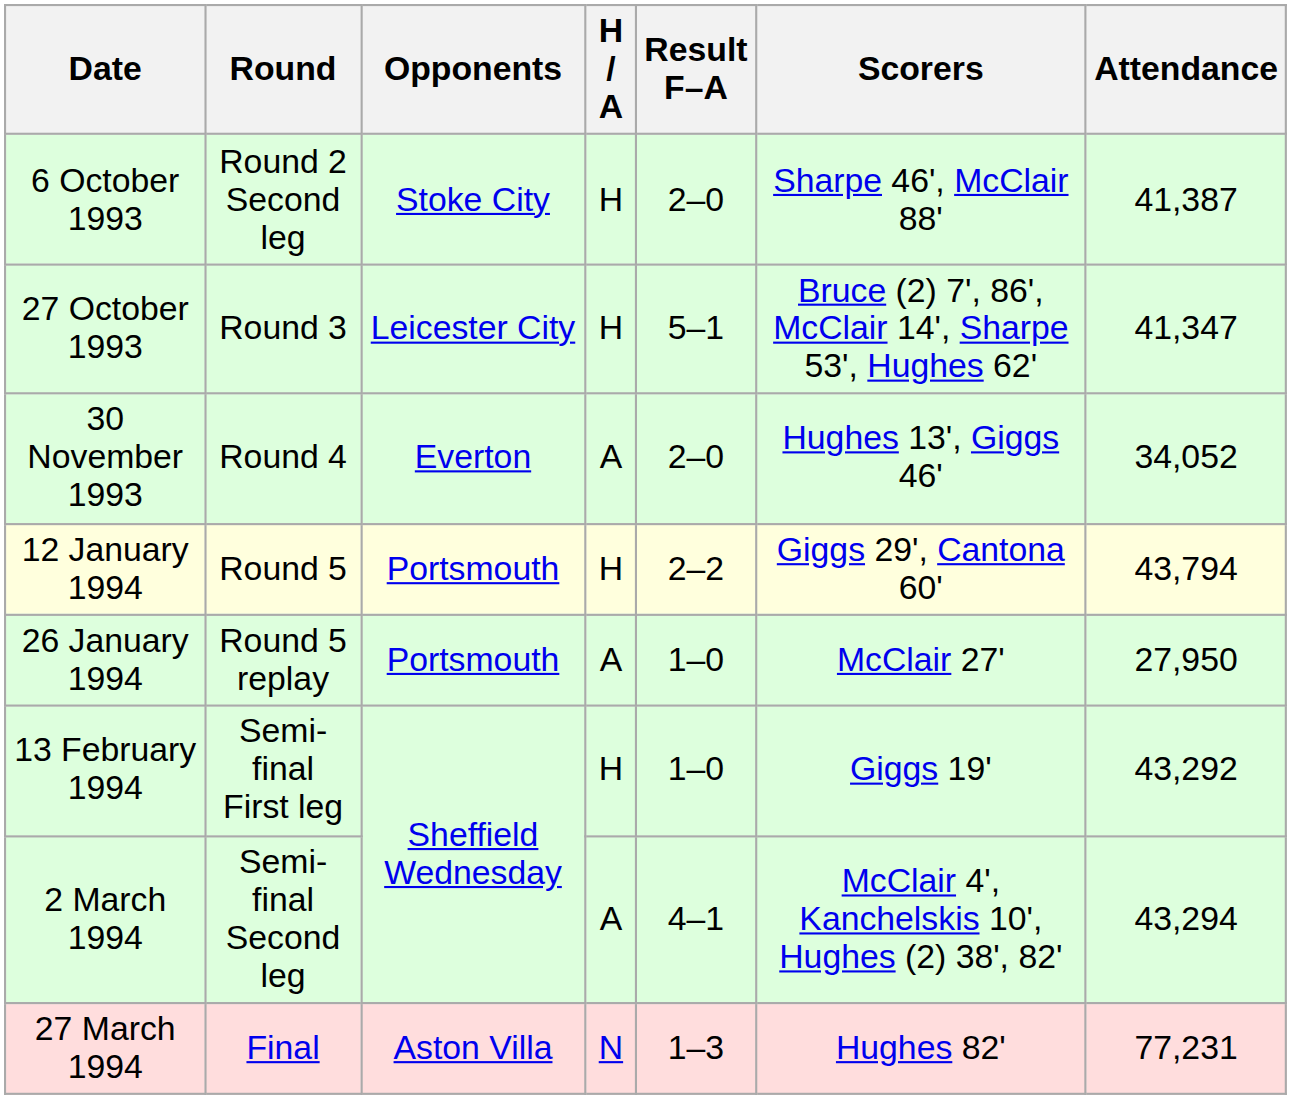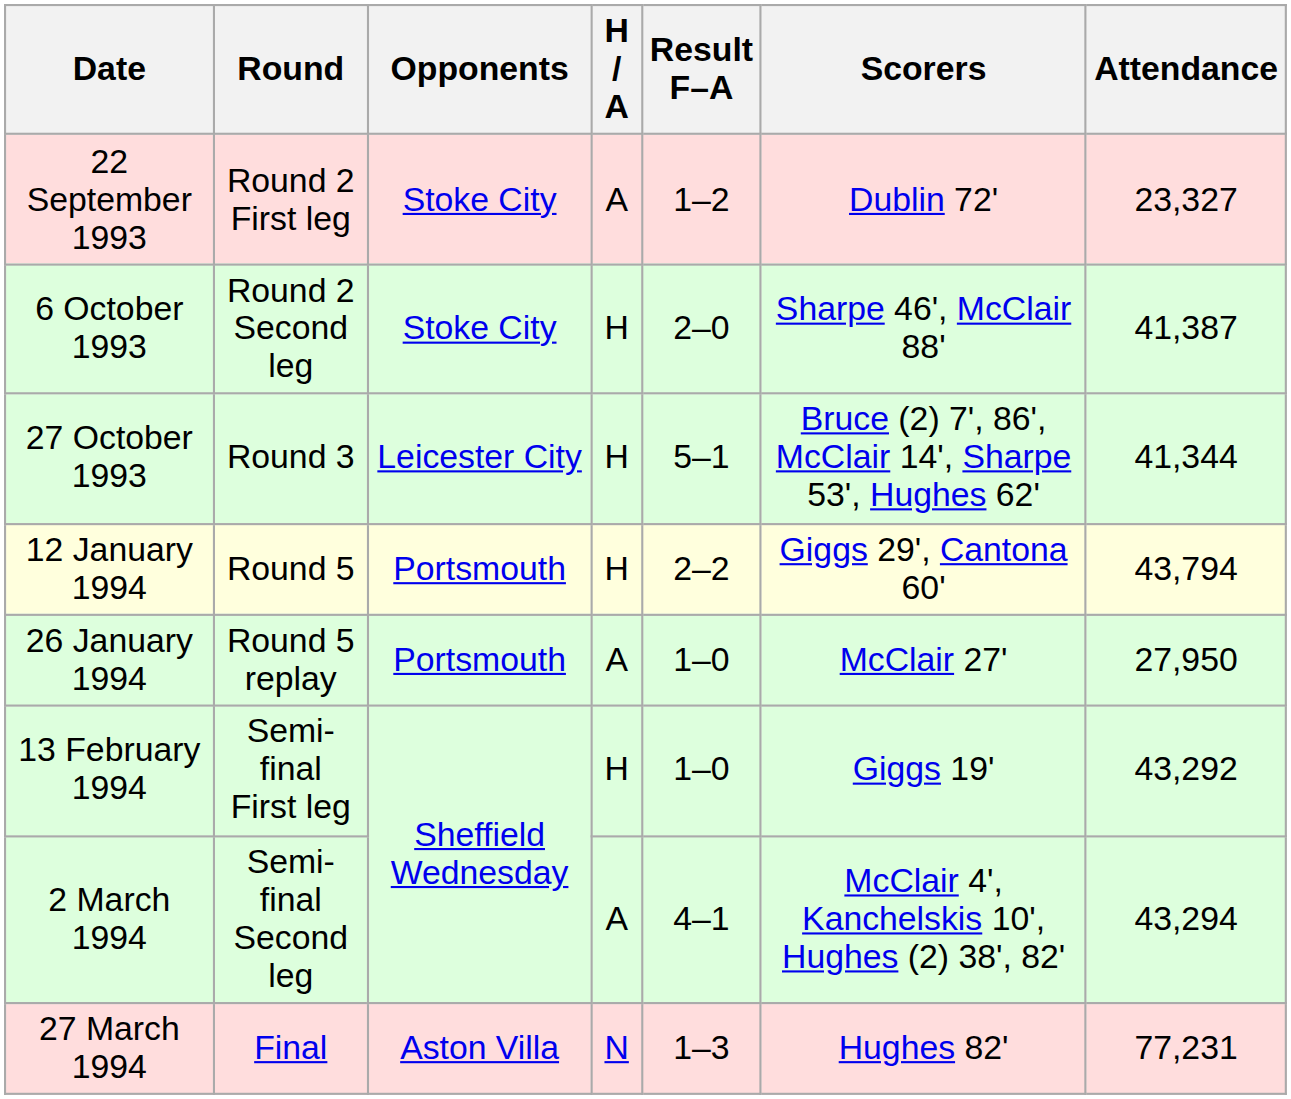+ row: (109, 198)
(1186, 328) 41,347 -> (1186, 457) 41,344
- row: (105, 457)
